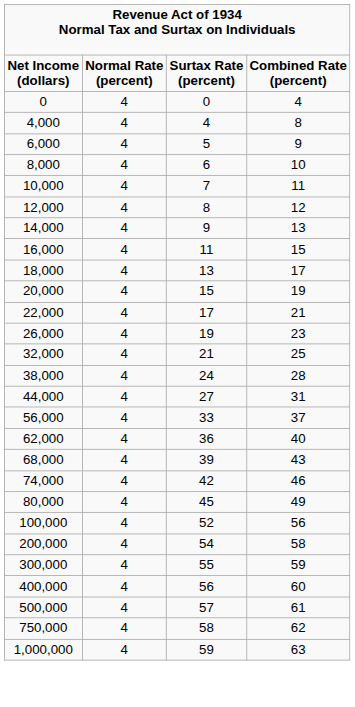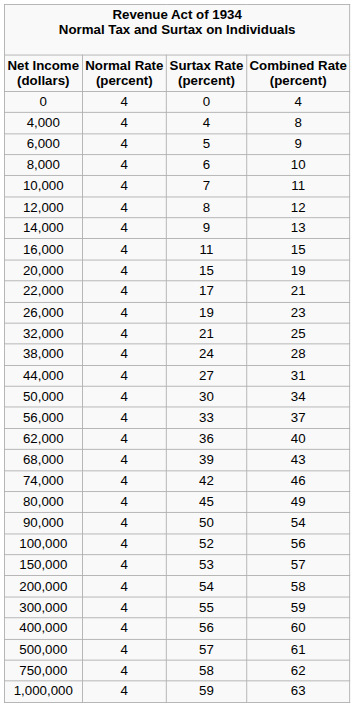- row: (43, 270)
+ row: (43, 396)
+ row: (43, 523)
+ row: (43, 565)
